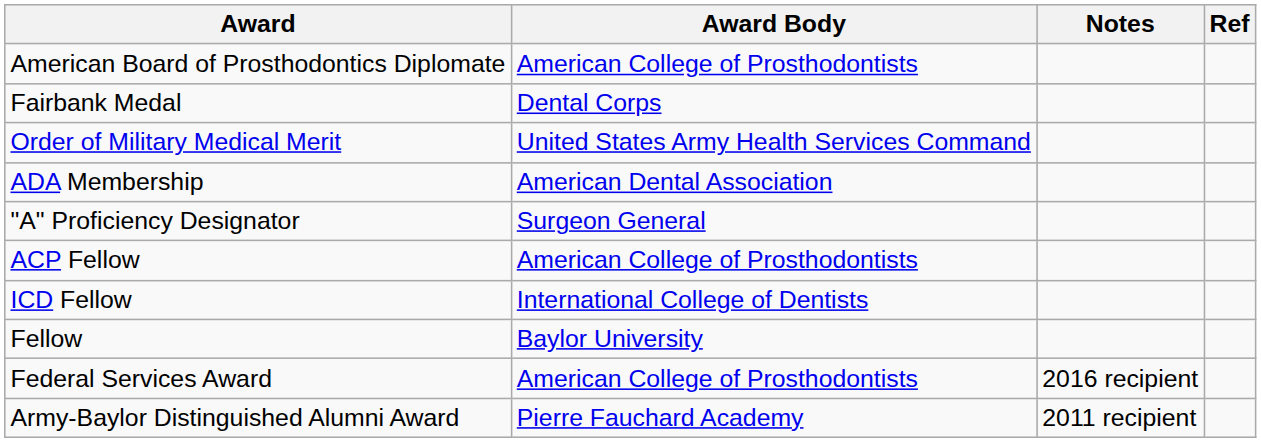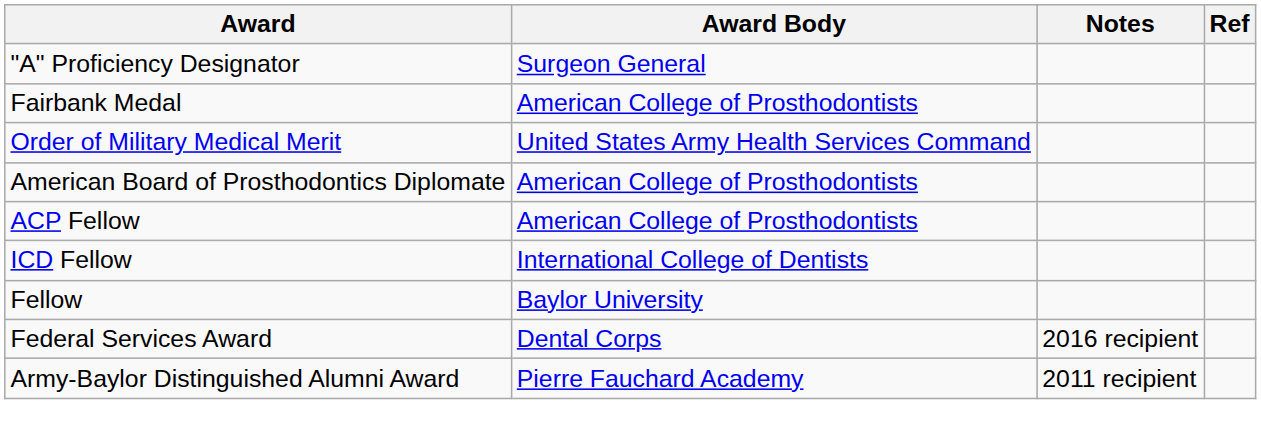rows swapped: (155, 220) <-> (258, 63)
(589, 102) Dental Corps -> (717, 102) American College of Prosthodontists
- row: (107, 181)
(717, 378) American College of Prosthodontists -> (589, 338) Dental Corps
